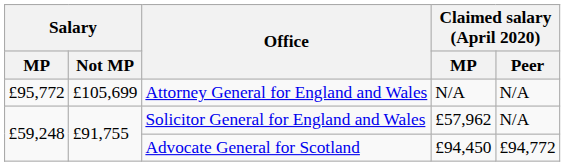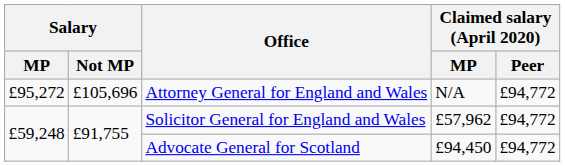(37, 92) £95,772 -> (37, 92) £95,272
(105, 92) £105,699 -> (105, 92) £105,696
(514, 92) N/A -> (527, 92) £94,772
(514, 119) N/A -> (527, 119) £94,772
